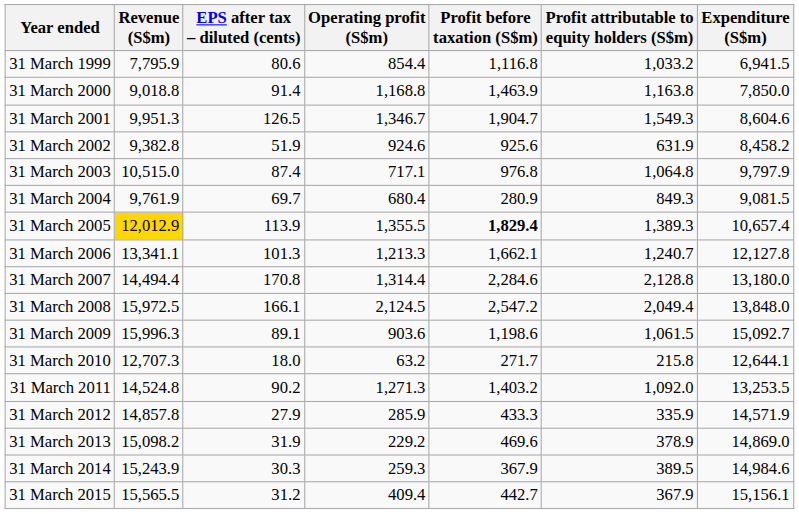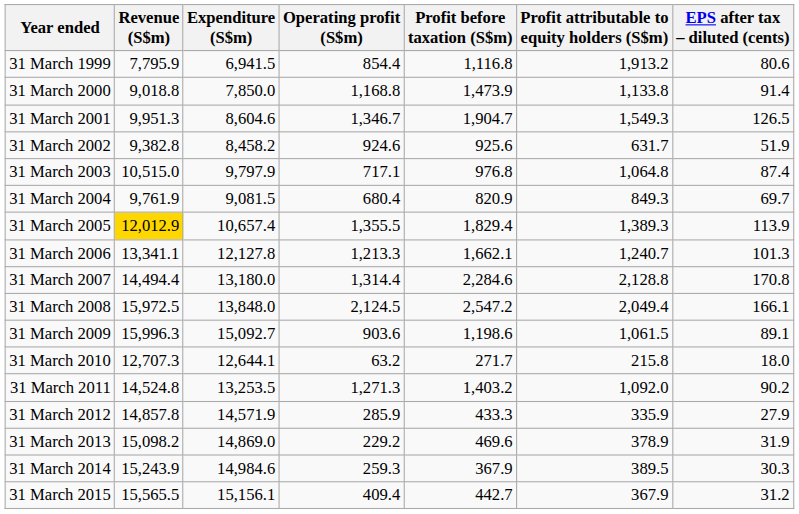columns swapped: (745, 27) <-> (244, 27)
(669, 63) 1,033.2 -> (644, 63) 1,913.2
(513, 90) 1,463.9 -> (488, 90) 1,473.9
(669, 90) 1,163.8 -> (644, 90) 1,133.8
(675, 144) 631.9 -> (650, 144) 631.7
(519, 198) 280.9 -> (494, 198) 820.9
(513, 225) bold -> (488, 225) normal
